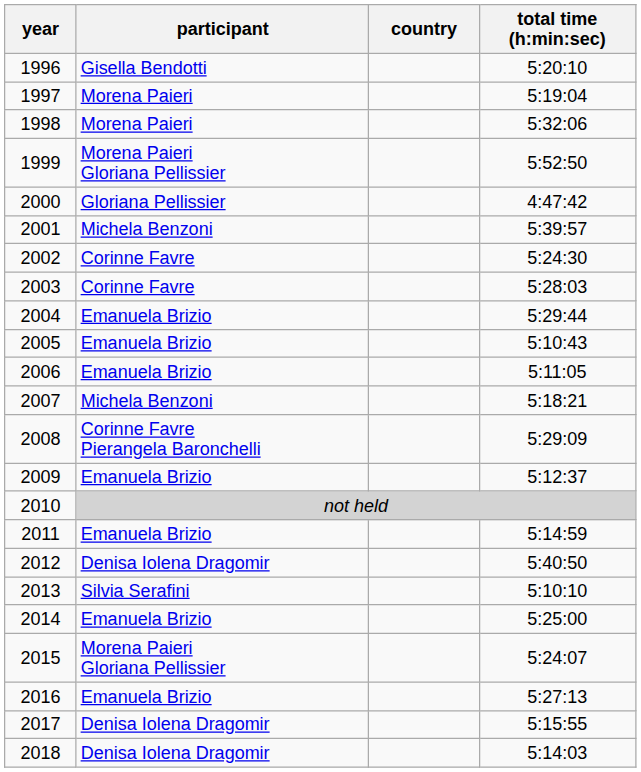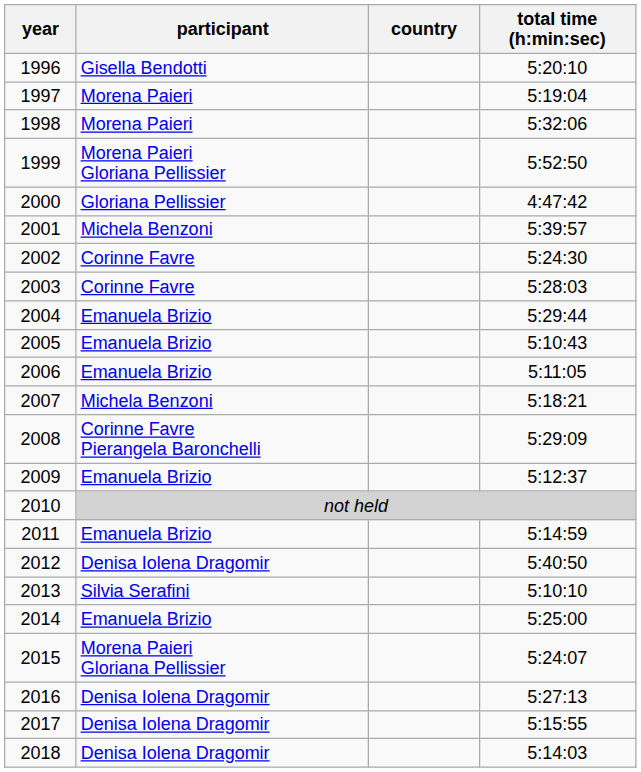(146, 696) Emanuela Brizio -> (175, 696) Denisa Iolena Dragomir
